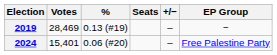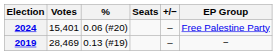rows swapped: (26, 27) <-> (26, 43)
